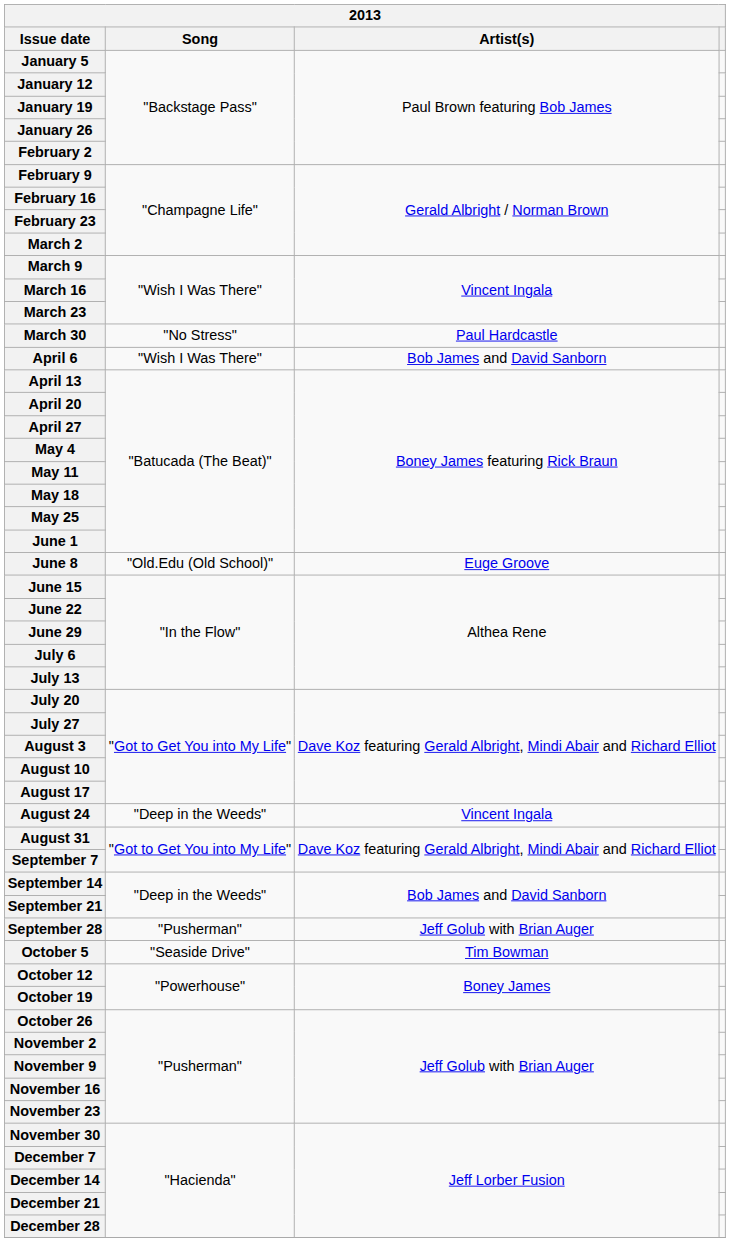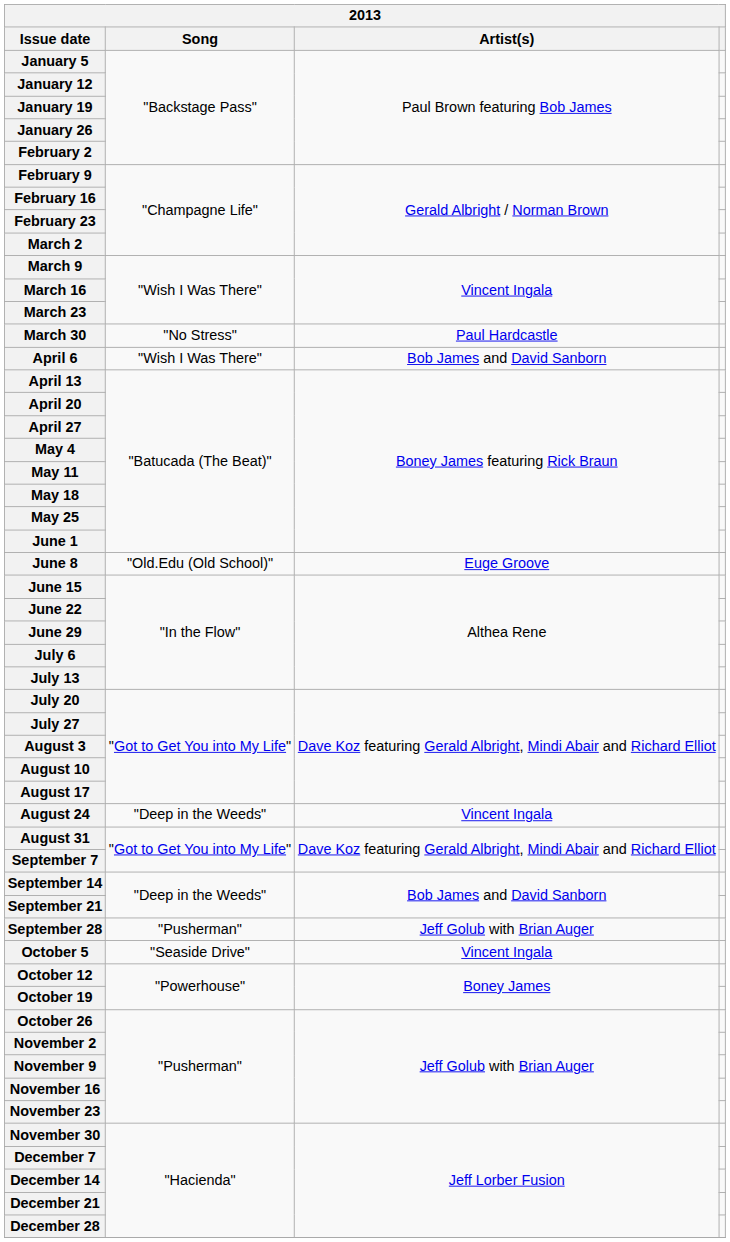(507, 952) Tim Bowman -> (507, 952) Vincent Ingala
